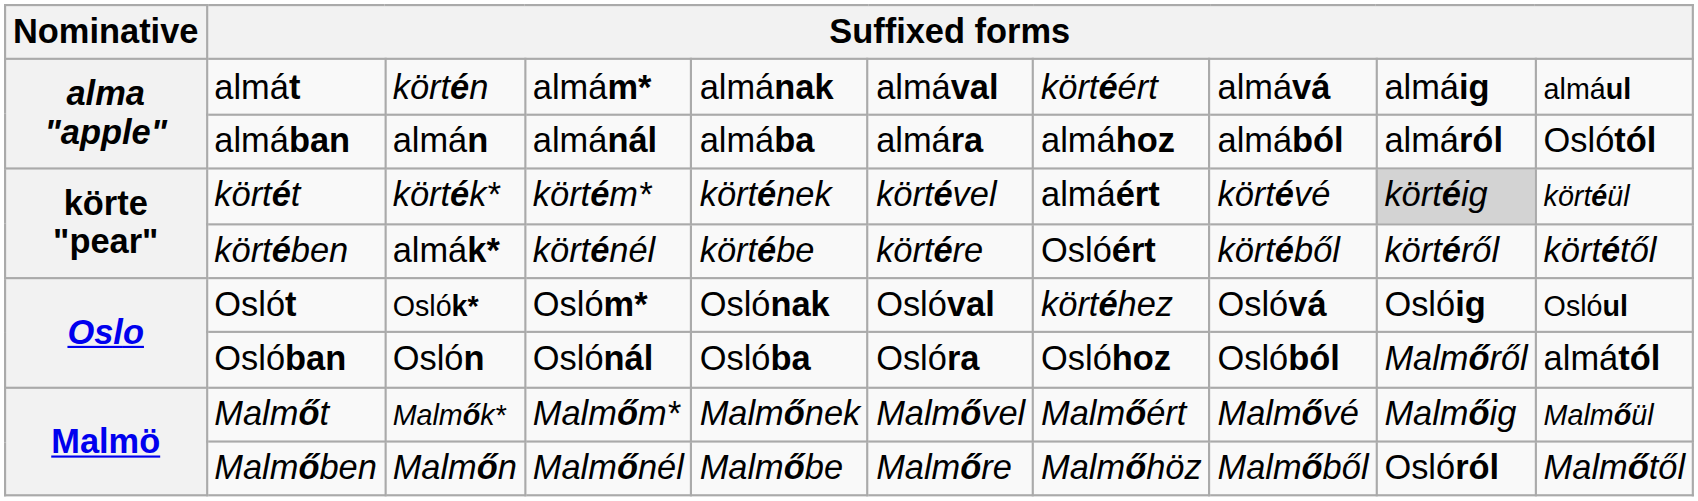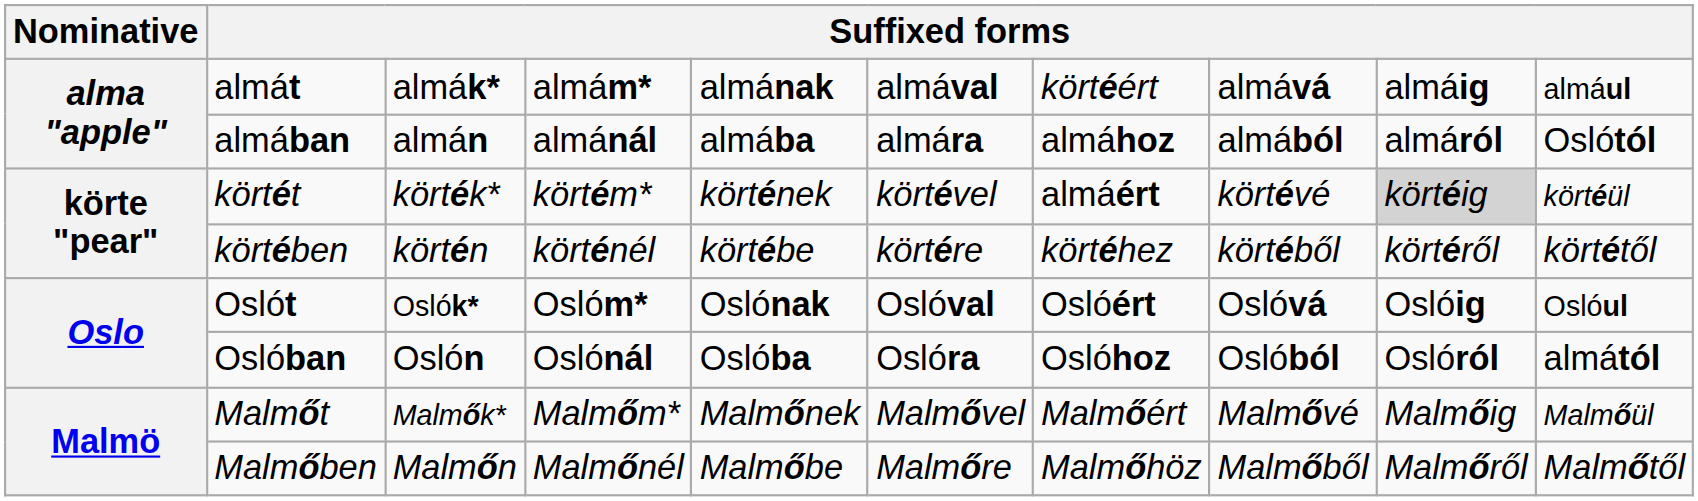(441, 86) körtén -> (446, 86) almák*
(446, 250) almák* -> (441, 250) körtén
(1098, 250) Oslóért -> (1107, 250) körtéhez
(1107, 304) körtéhez -> (1098, 304) Oslóért
(1456, 359) Malmőről -> (1442, 359) Oslóról
(1442, 468) Oslóról -> (1456, 468) Malmőről
